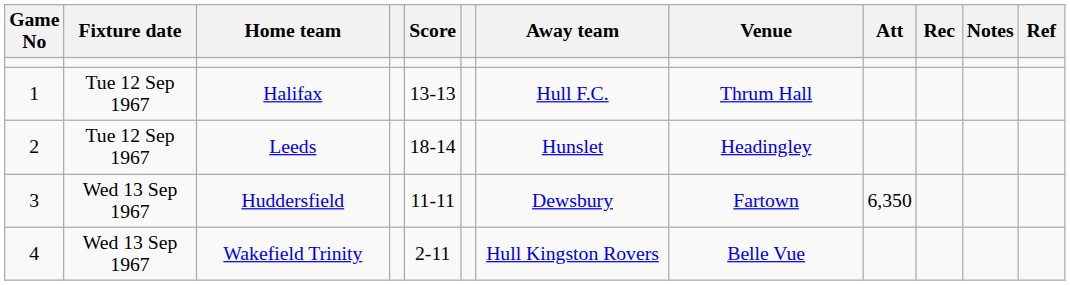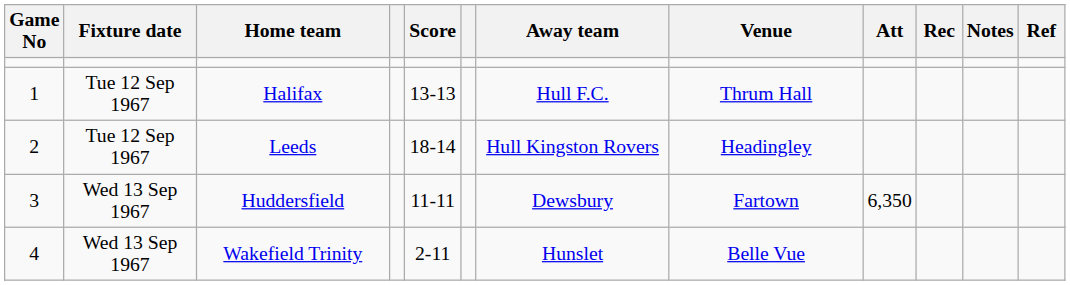(573, 146) Hunslet -> (573, 146) Hull Kingston Rovers
(573, 253) Hull Kingston Rovers -> (573, 253) Hunslet
